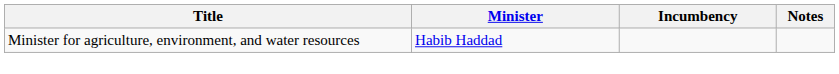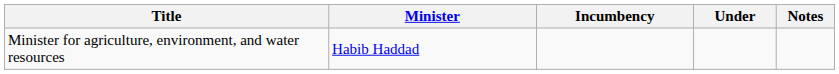+ column: (735, 16)
